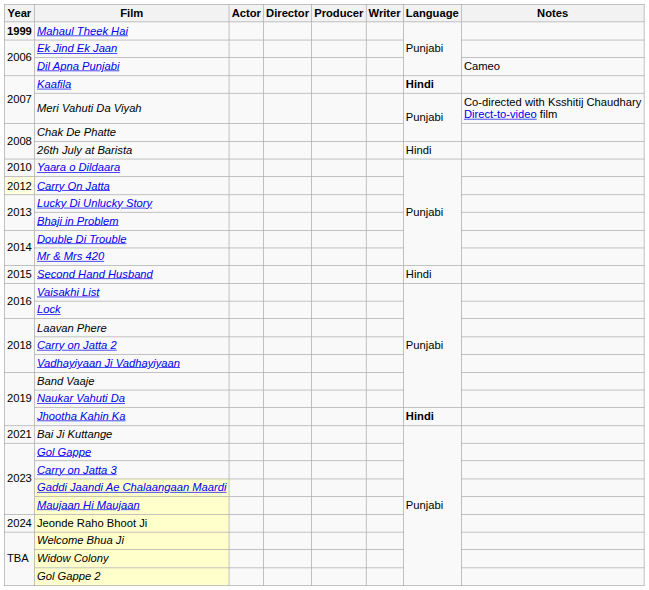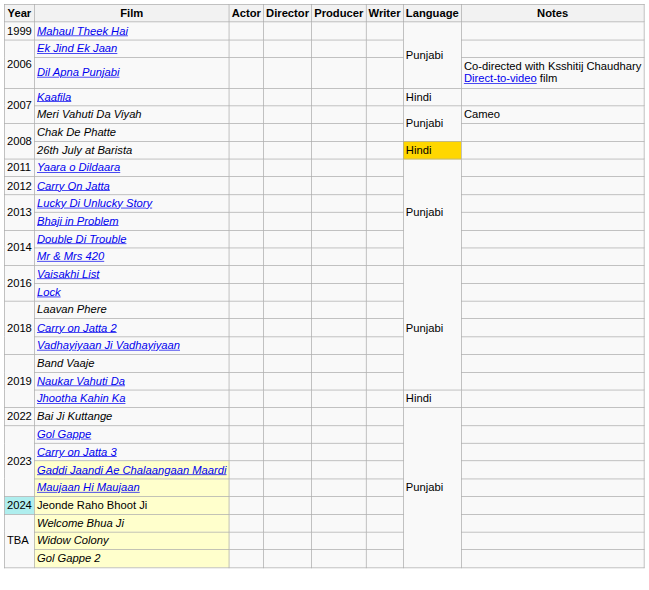(19, 31) bold -> (19, 31) normal
(482, 66) Cameo -> (553, 72) Co-directed with Ksshitij Chaudhary Direct-to-video film
(420, 84) bold -> (419, 97) normal
(553, 108) Co-directed with Ksshitij Chaudhary Direct-to-video film -> (482, 114) Cameo
(419, 150) no background -> (419, 150) gold background
(19, 168) 2010 -> (19, 168) 2011
(19, 185) lightyellow background -> (19, 185) no background
- row: (95, 274)
(420, 416) bold -> (419, 398) normal
(19, 434) 2021 -> (19, 416) 2022
(19, 523) no background -> (19, 505) paleturquoise background
